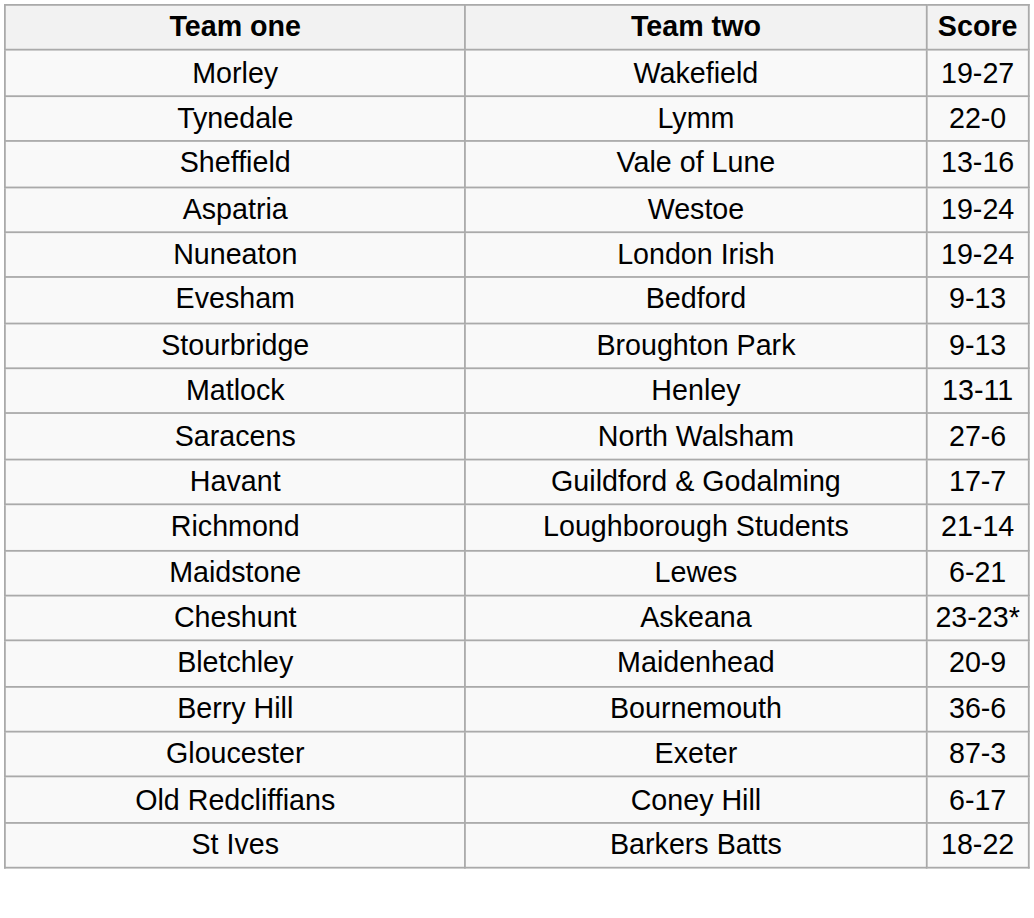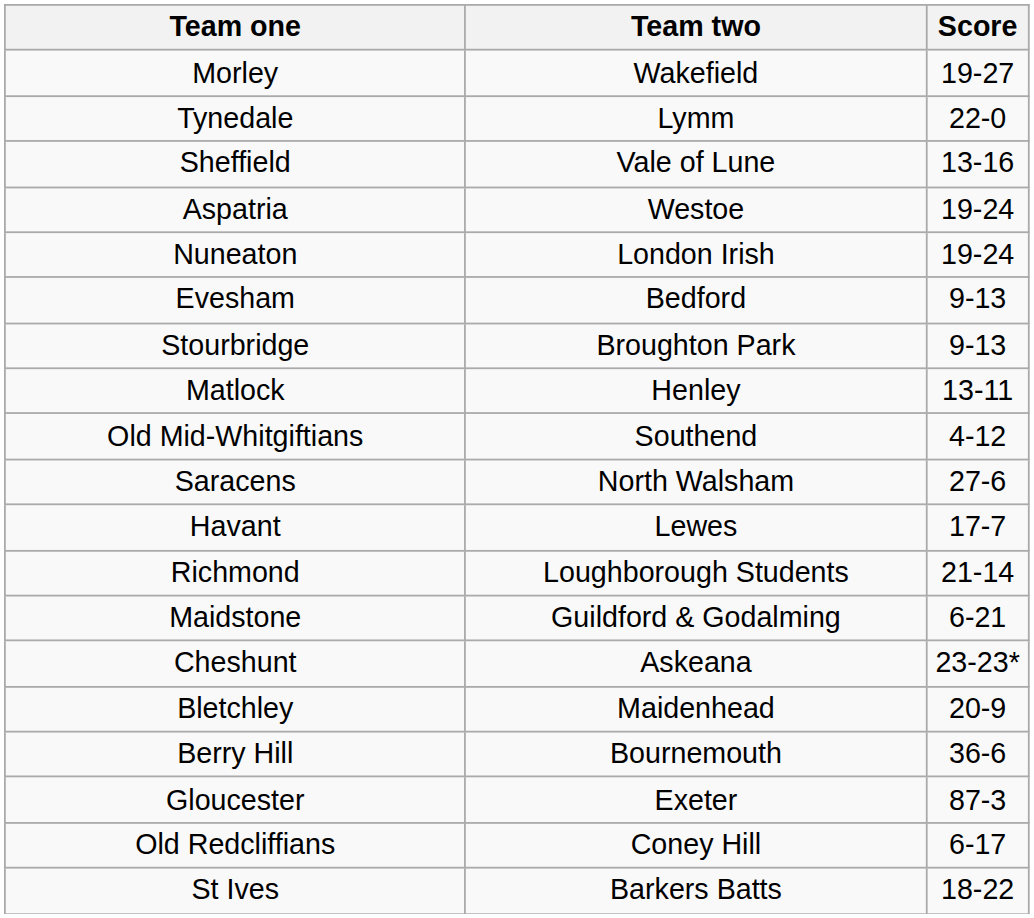+ row: (235, 436)
(696, 481) Guildford & Godalming -> (696, 526) Lewes
(696, 572) Lewes -> (696, 617) Guildford & Godalming
